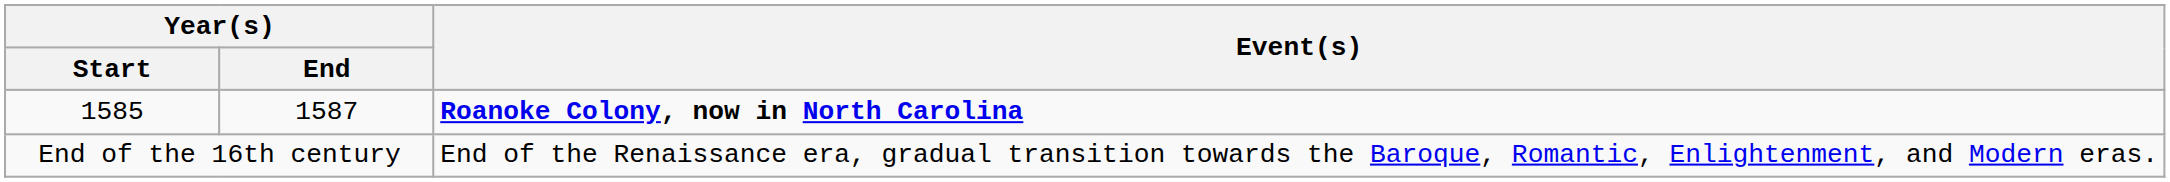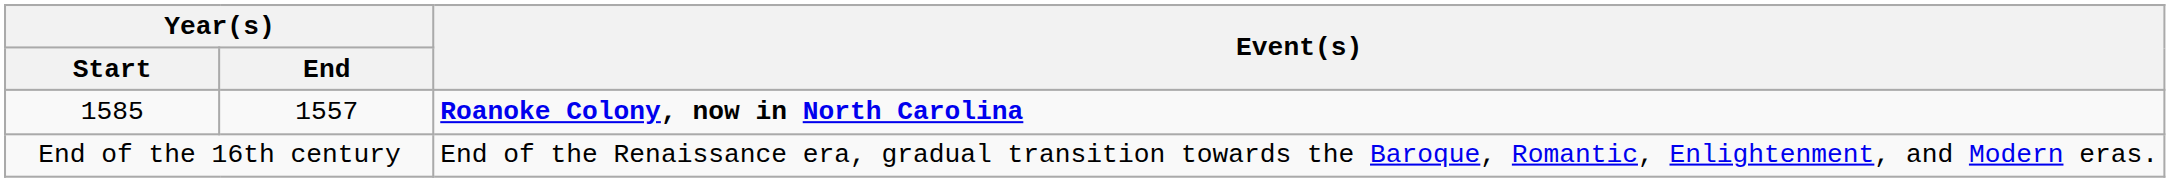(327, 112) 1587 -> (327, 112) 1557
